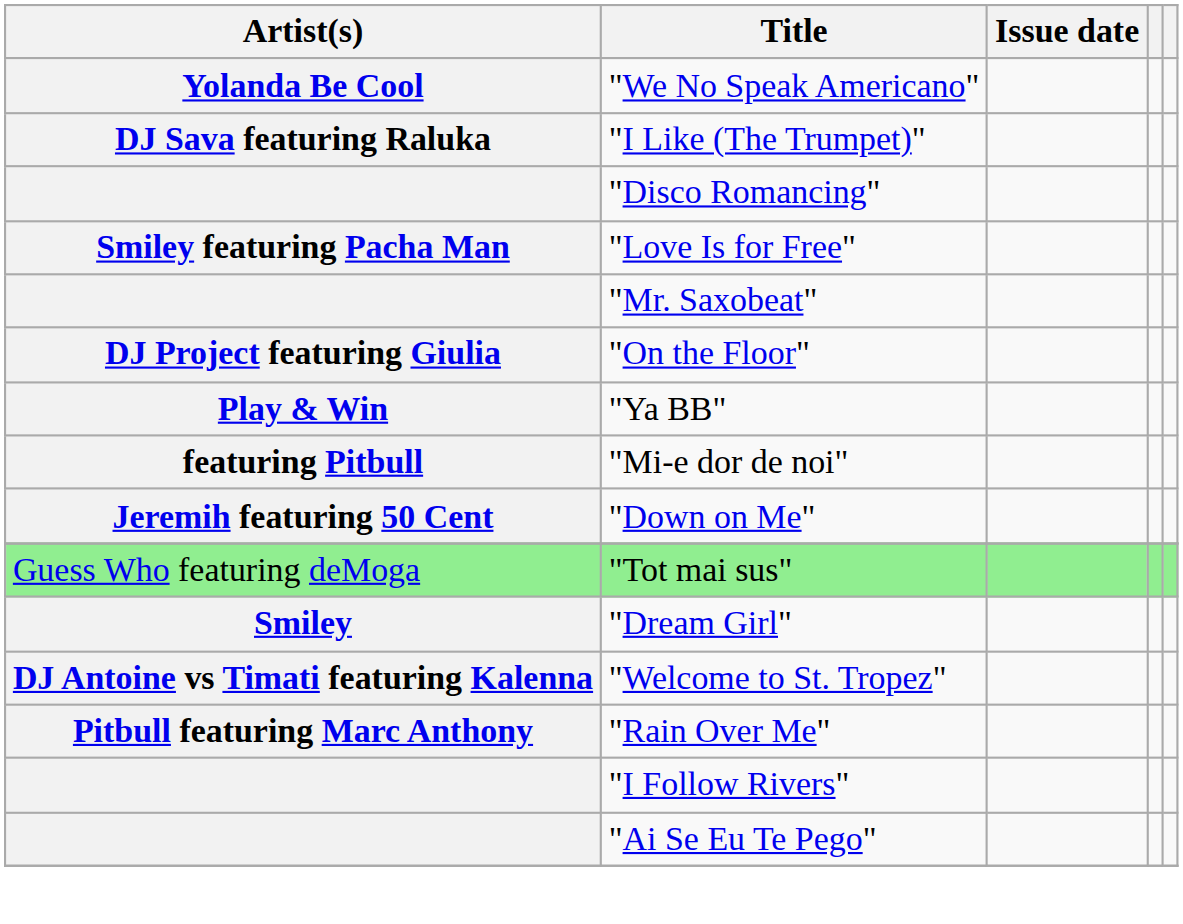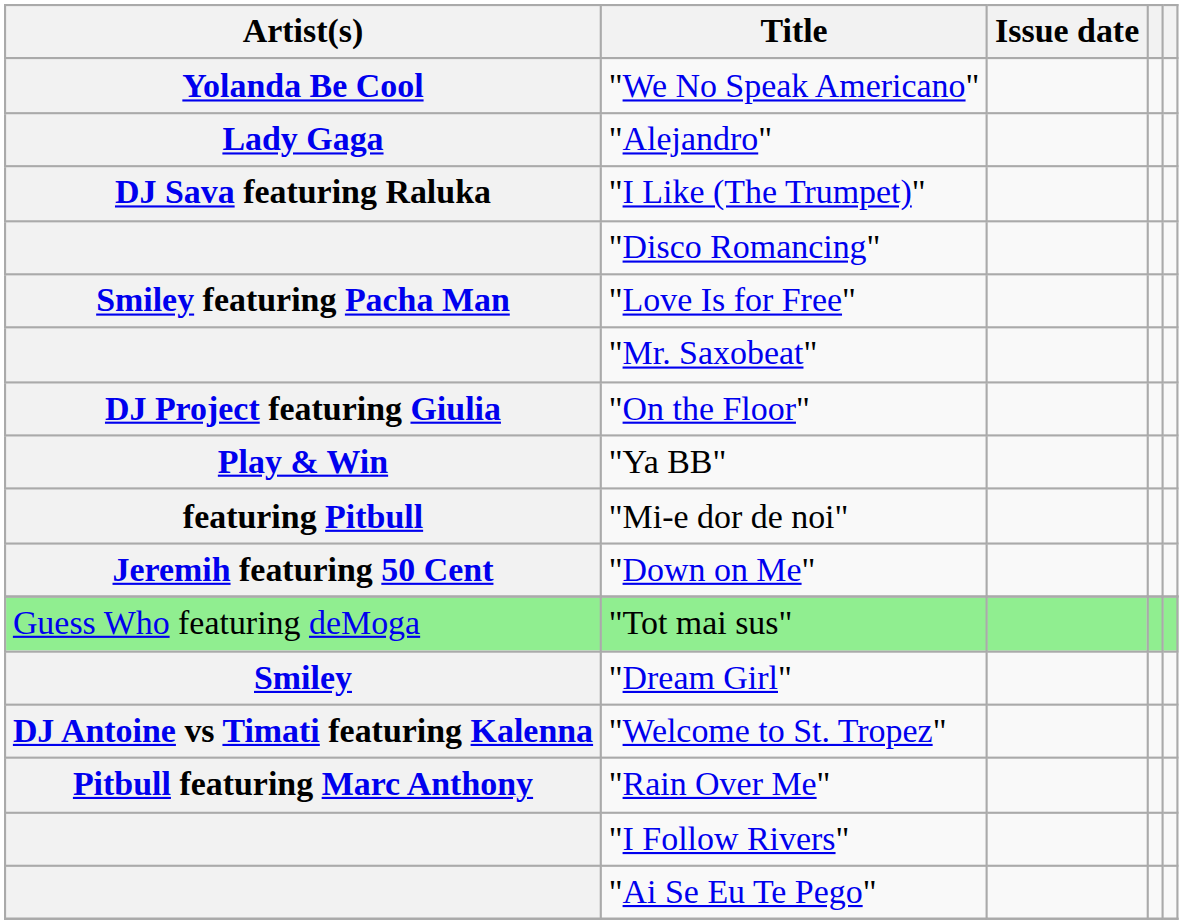+ row: (690, 138)
